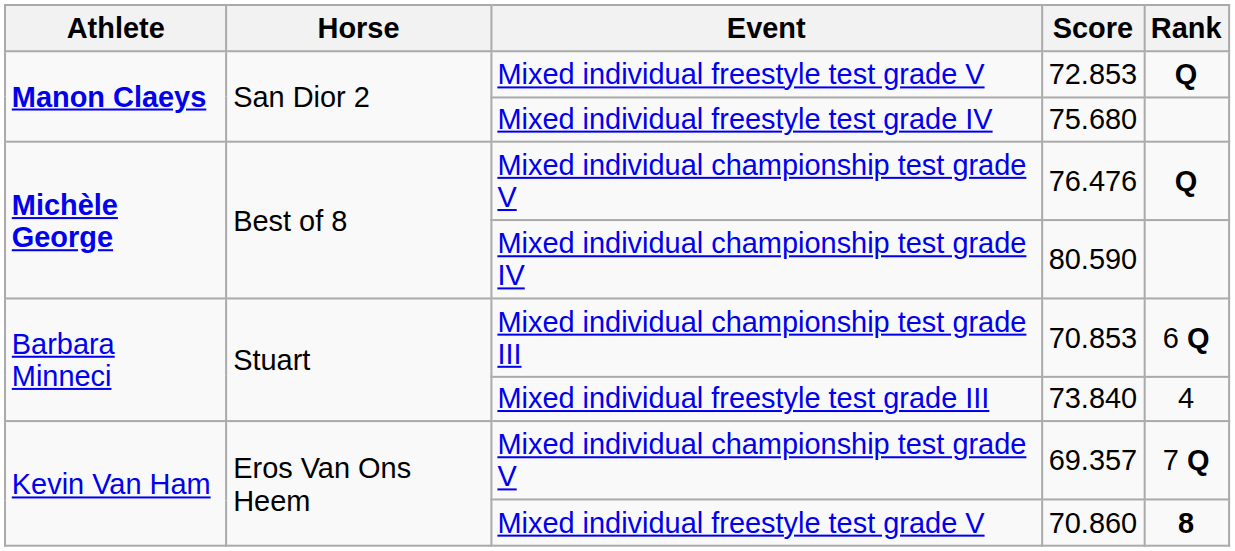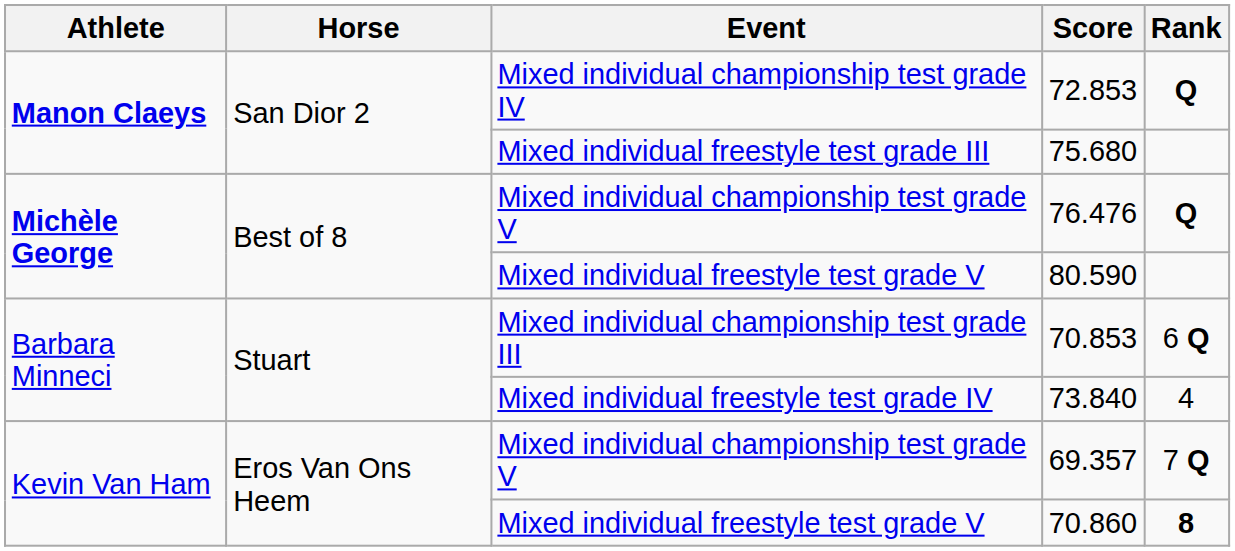(741, 74) Mixed individual freestyle test grade V -> (762, 90) Mixed individual championship test grade IV
(745, 120) Mixed individual freestyle test grade IV -> (743, 152) Mixed individual freestyle test grade III
(762, 259) Mixed individual championship test grade IV -> (741, 275) Mixed individual freestyle test grade V
(743, 399) Mixed individual freestyle test grade III -> (745, 399) Mixed individual freestyle test grade IV
